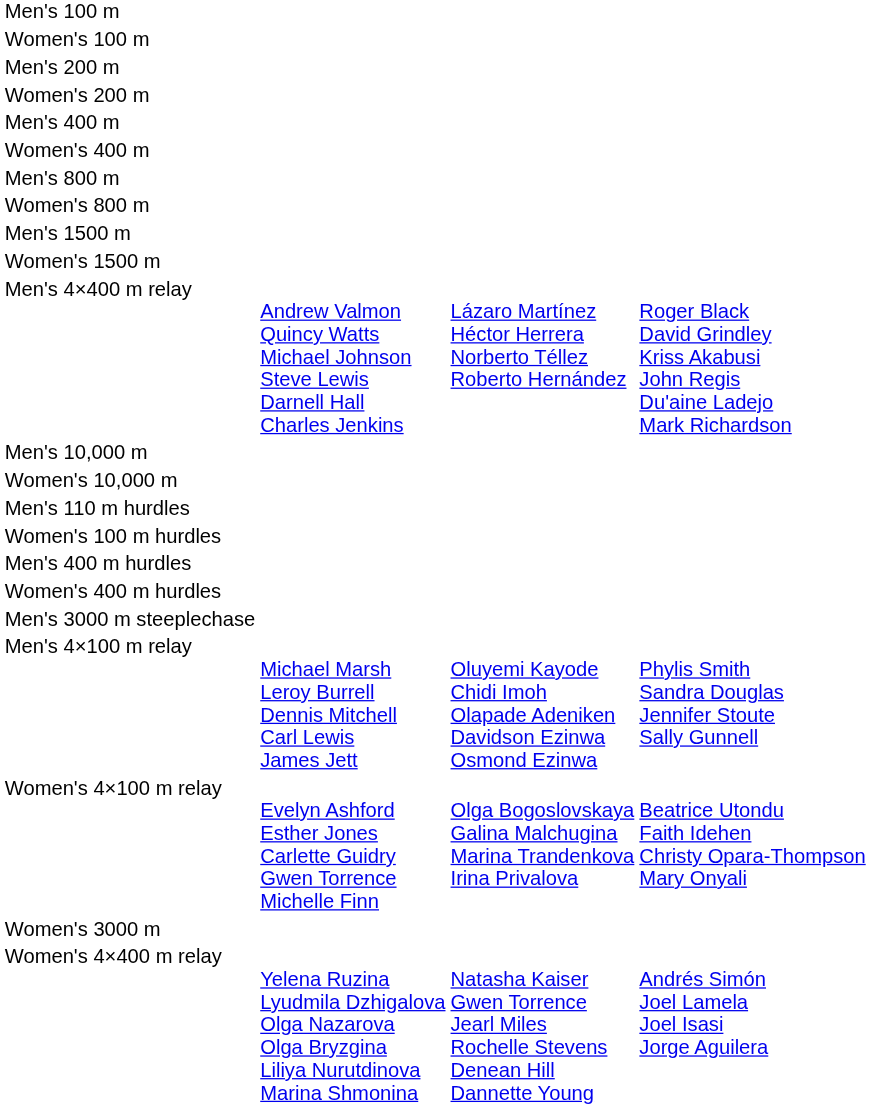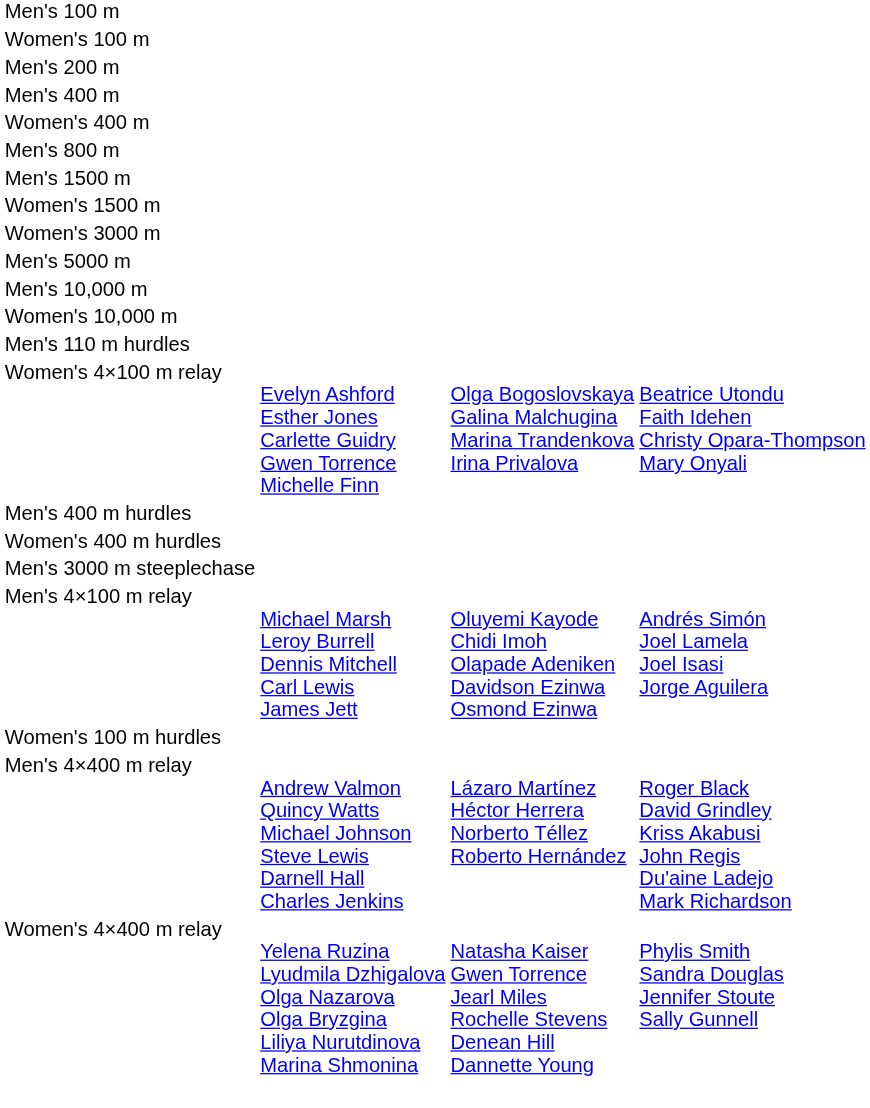- row: (77, 95)
- row: (77, 206)
rows swapped: (83, 929) <-> (98, 289)
+ row: (68, 261)
rows swapped: (113, 536) <-> (113, 788)
(712, 703) Phylis Smith Sandra Douglas Jennifer Stoute Sally Gunnell -> (704, 653) Andrés Simón Joel Lamela Joel Isasi Jorge Aguilera
(704, 1013) Andrés Simón Joel Lamela Joel Isasi Jorge Aguilera -> (712, 985) Phylis Smith Sandra Douglas Jennifer Stoute Sally Gunnell
